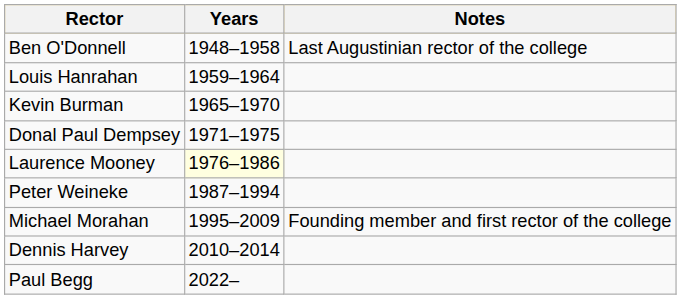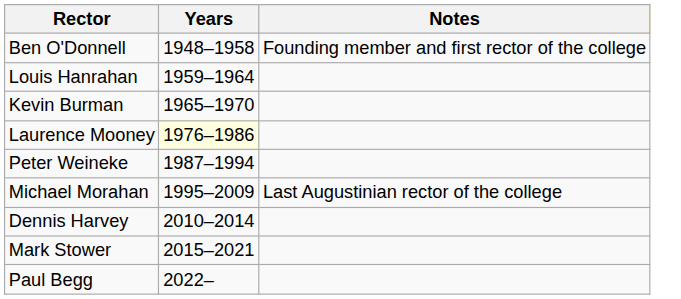(438, 47) Last Augustinian rector of the college -> (455, 47) Founding member and first rector of the college
- row: (94, 134)
(480, 221) Founding member and first rector of the college -> (412, 192) Last Augustinian rector of the college
+ row: (60, 250)
